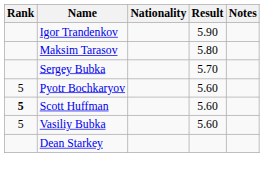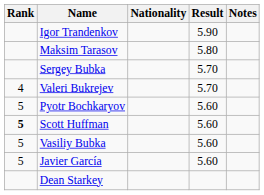+ row: (77, 87)
+ row: (71, 161)
